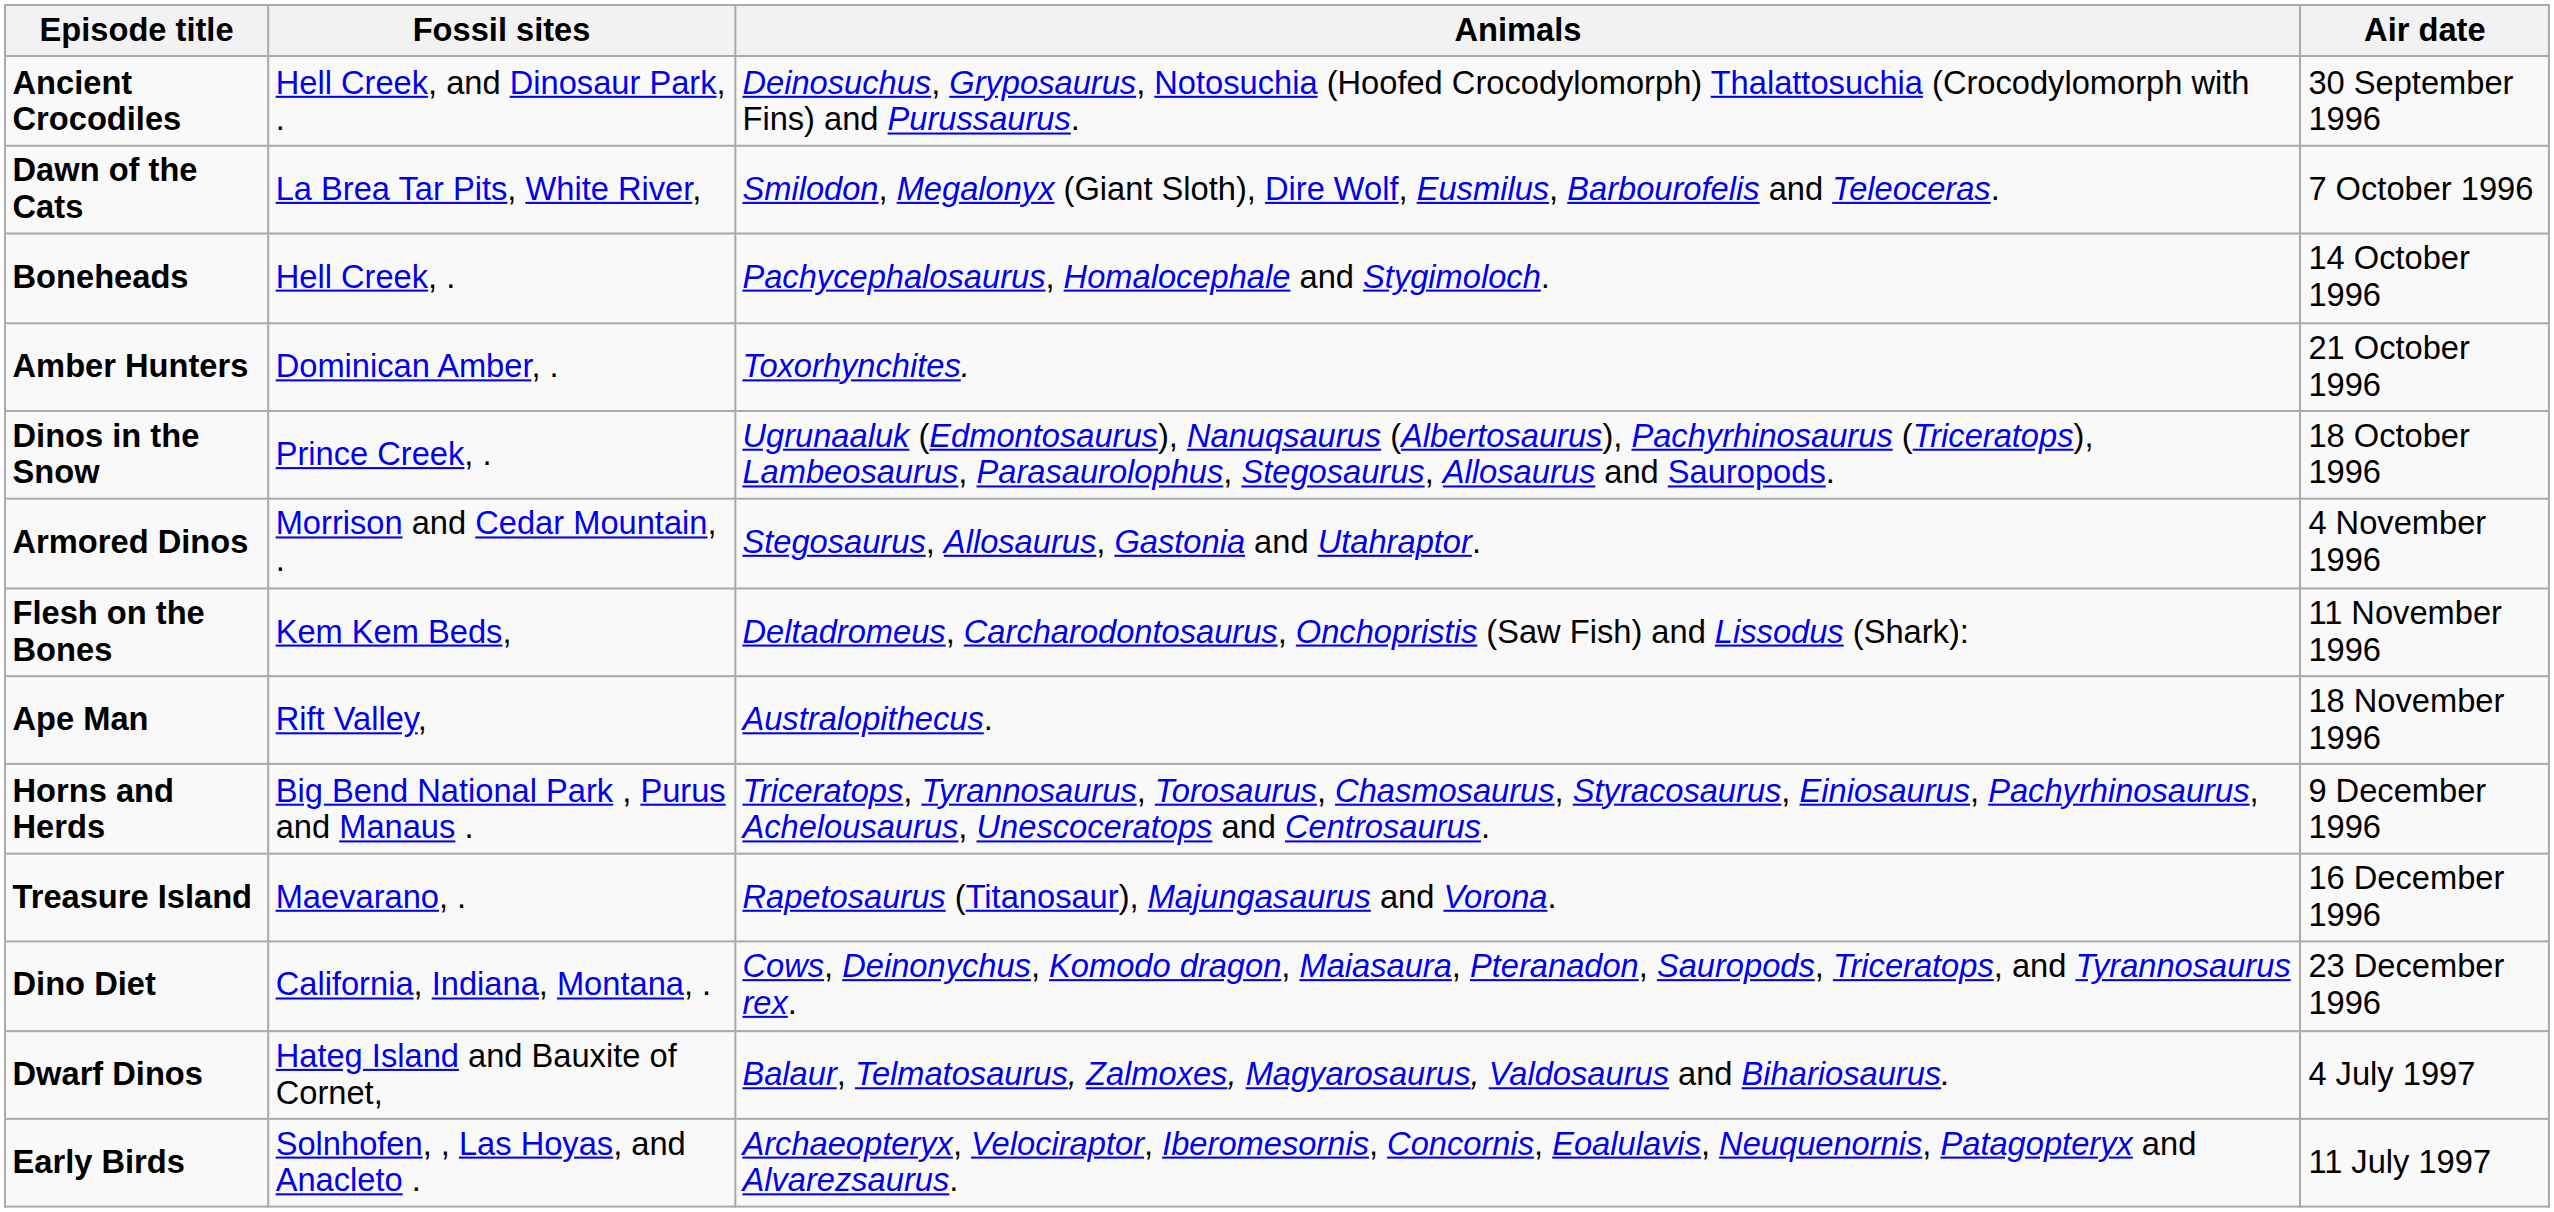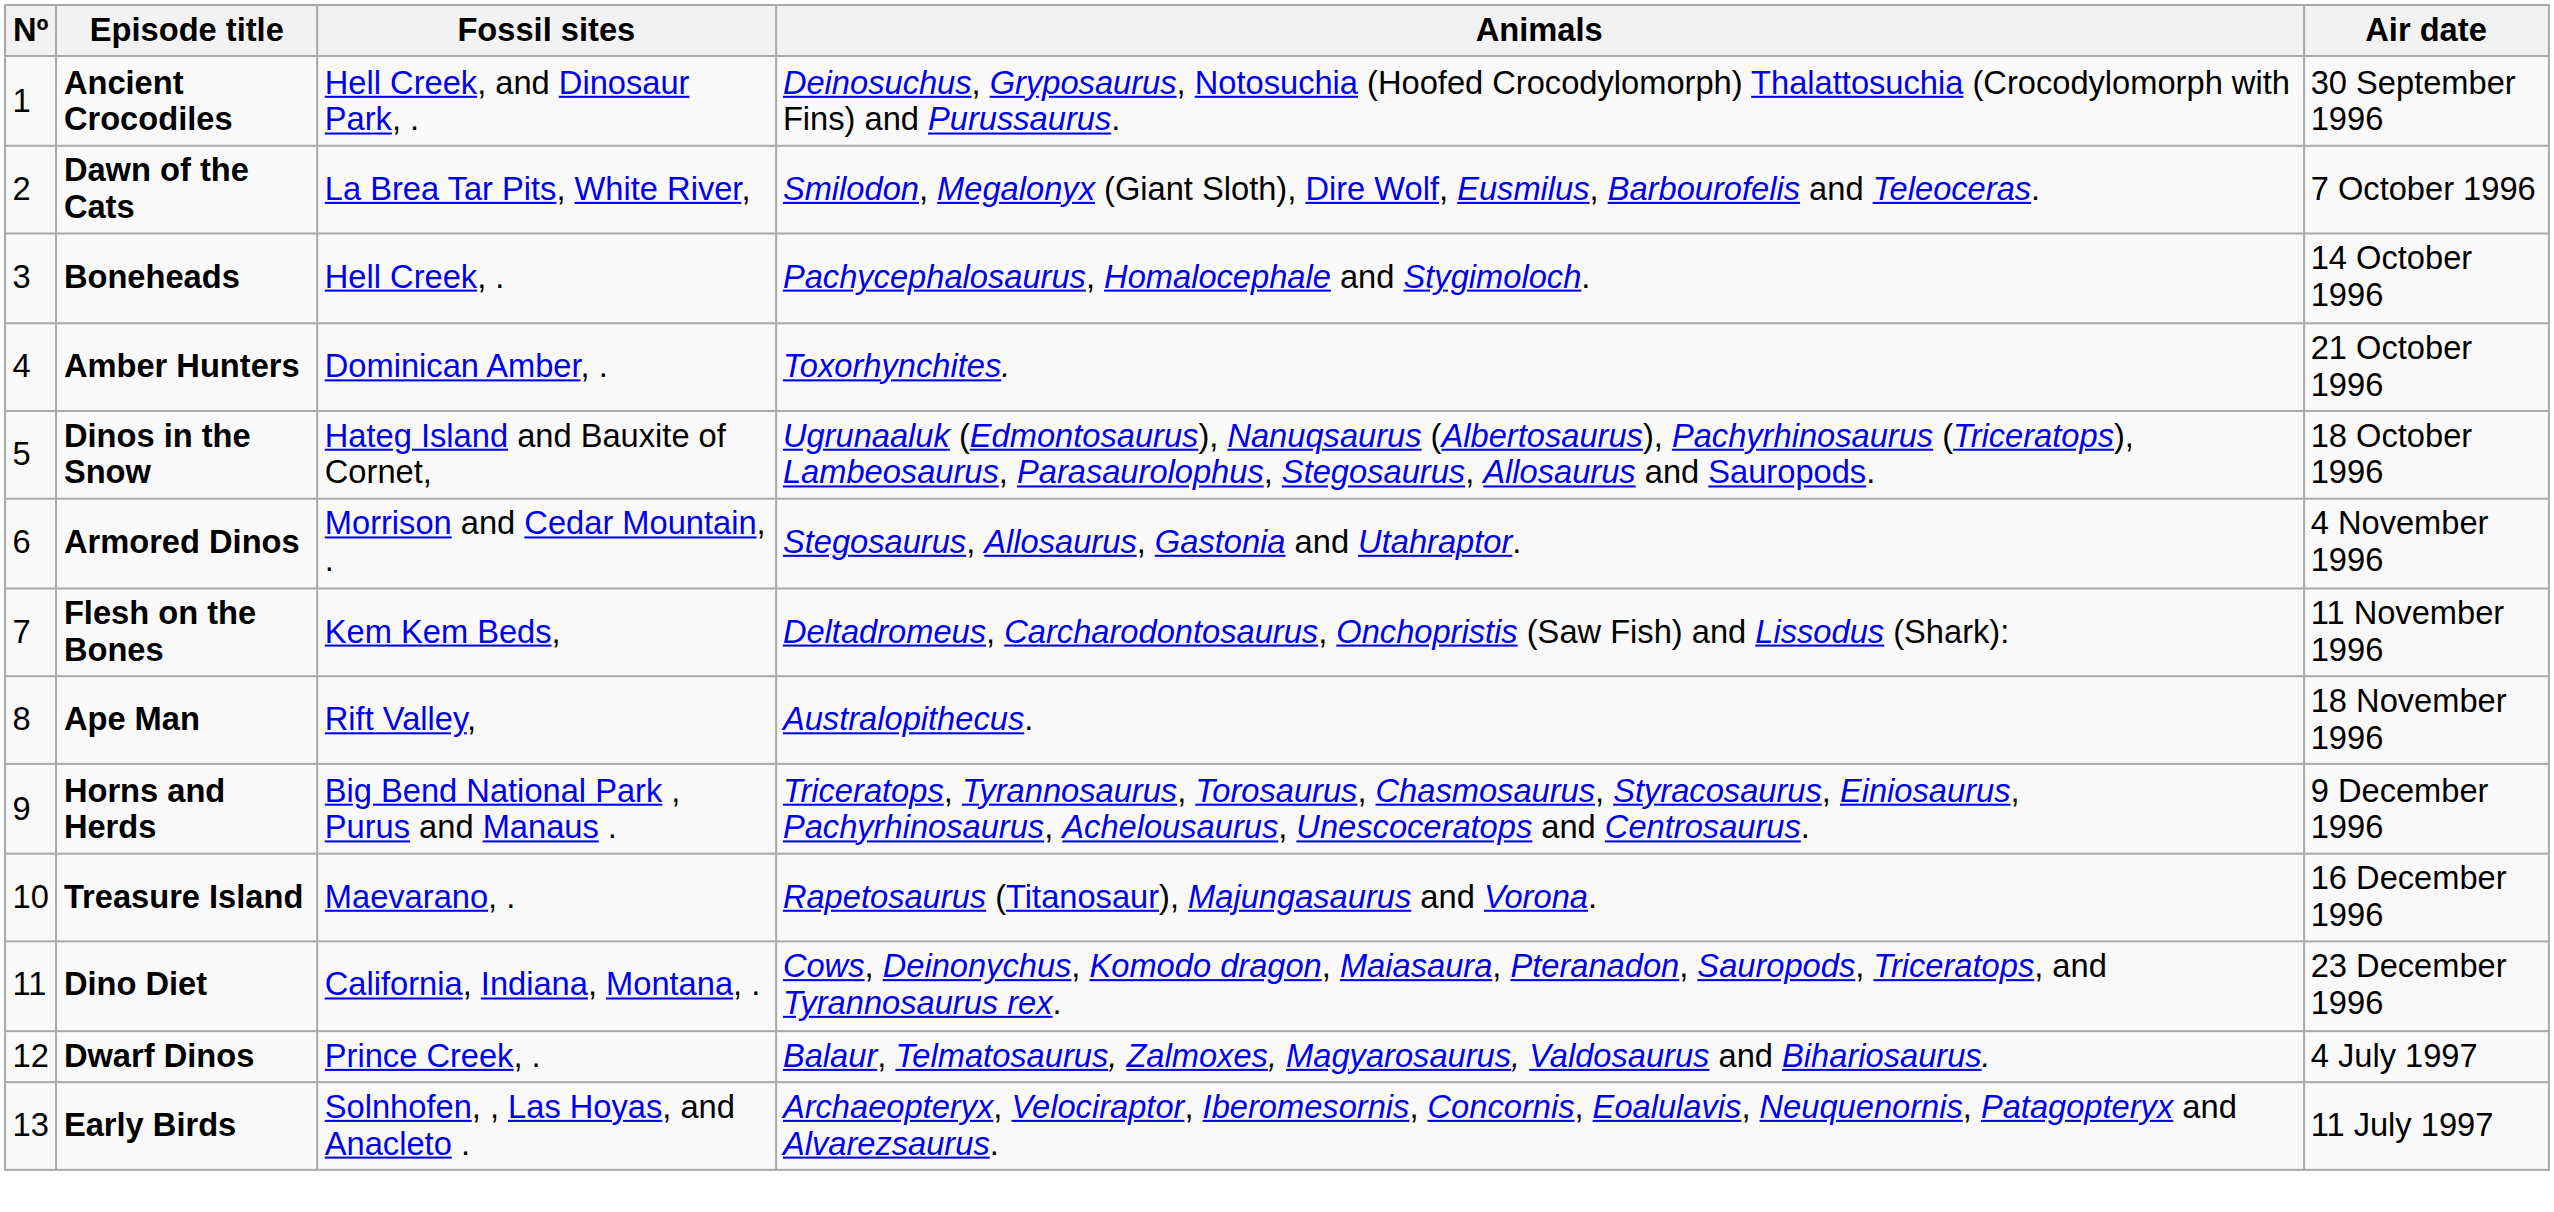+ column: (31, 30)
(384, 454) Prince Creek, . -> (525, 454) Hateg Island and Bauxite of Cornet,
(476, 1073) Hateg Island and Bauxite of Cornet, -> (433, 1055) Prince Creek, .
